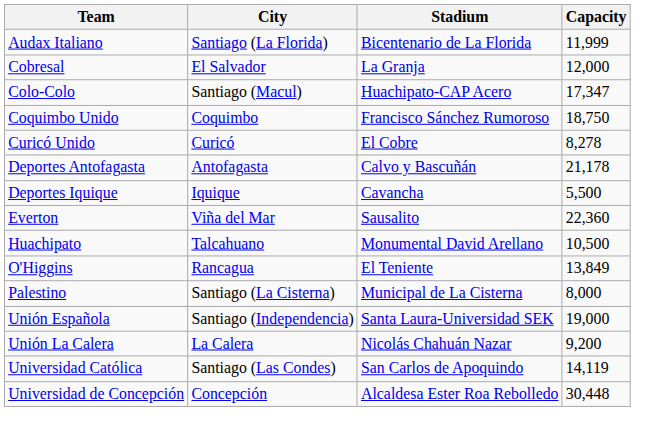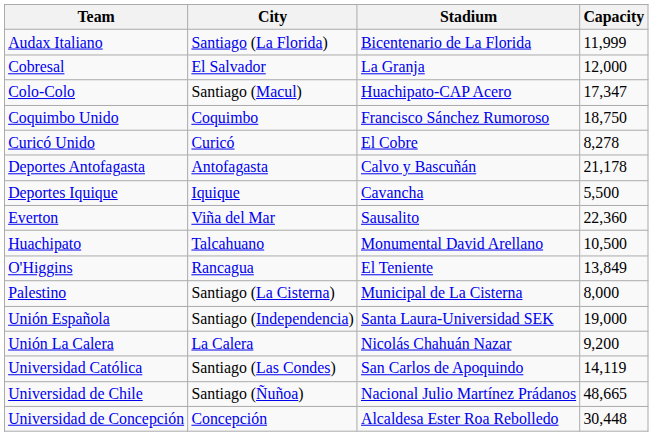+ row: (75, 393)
